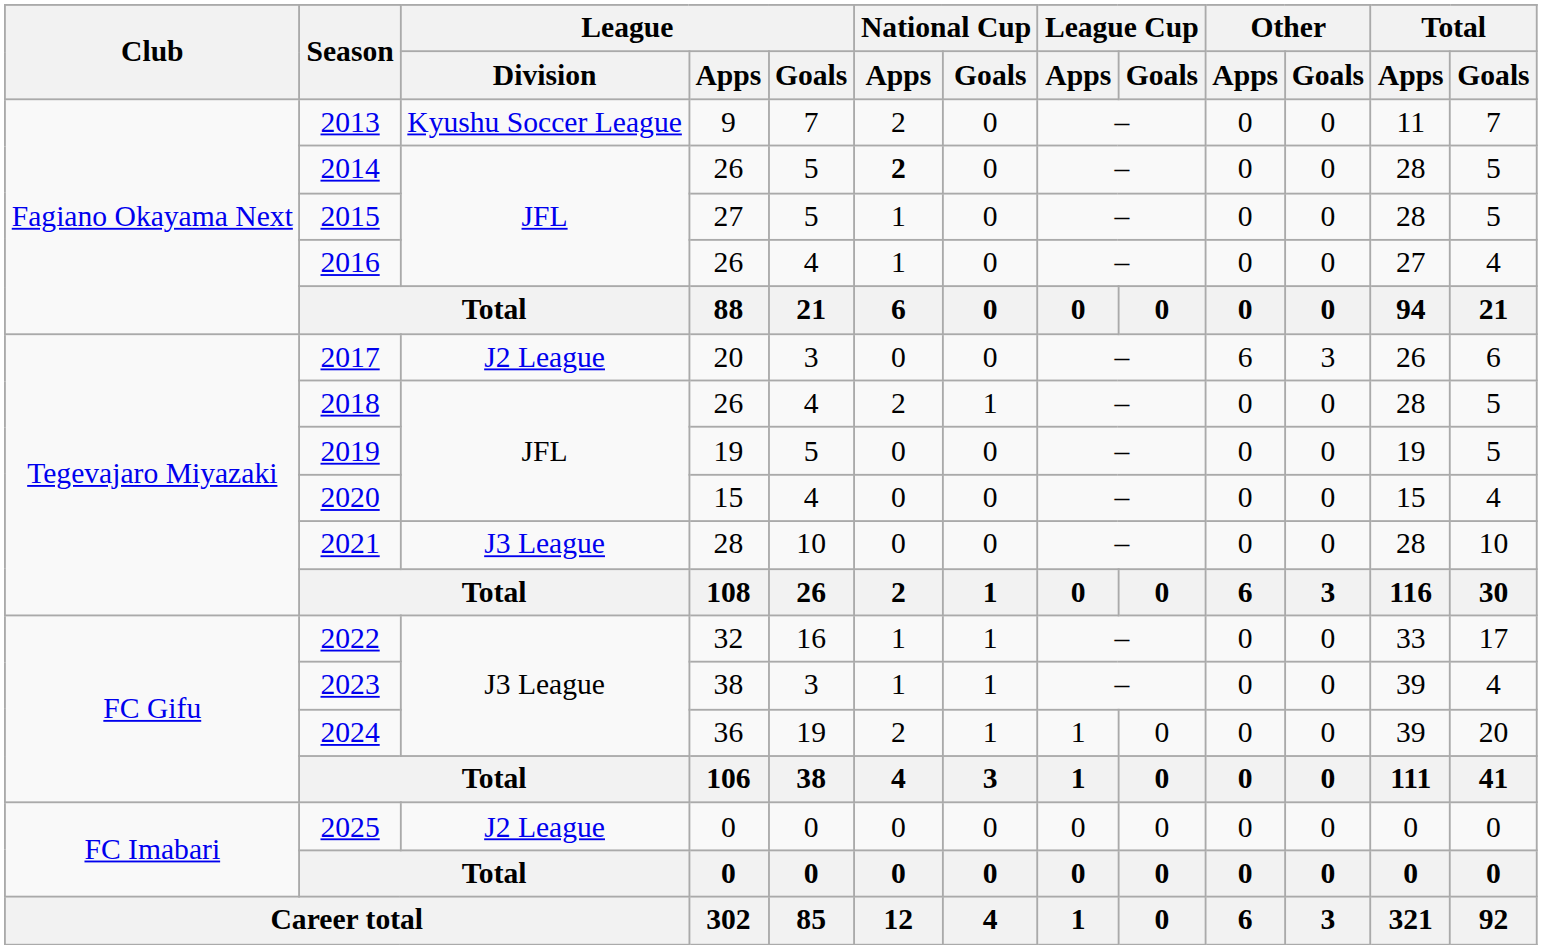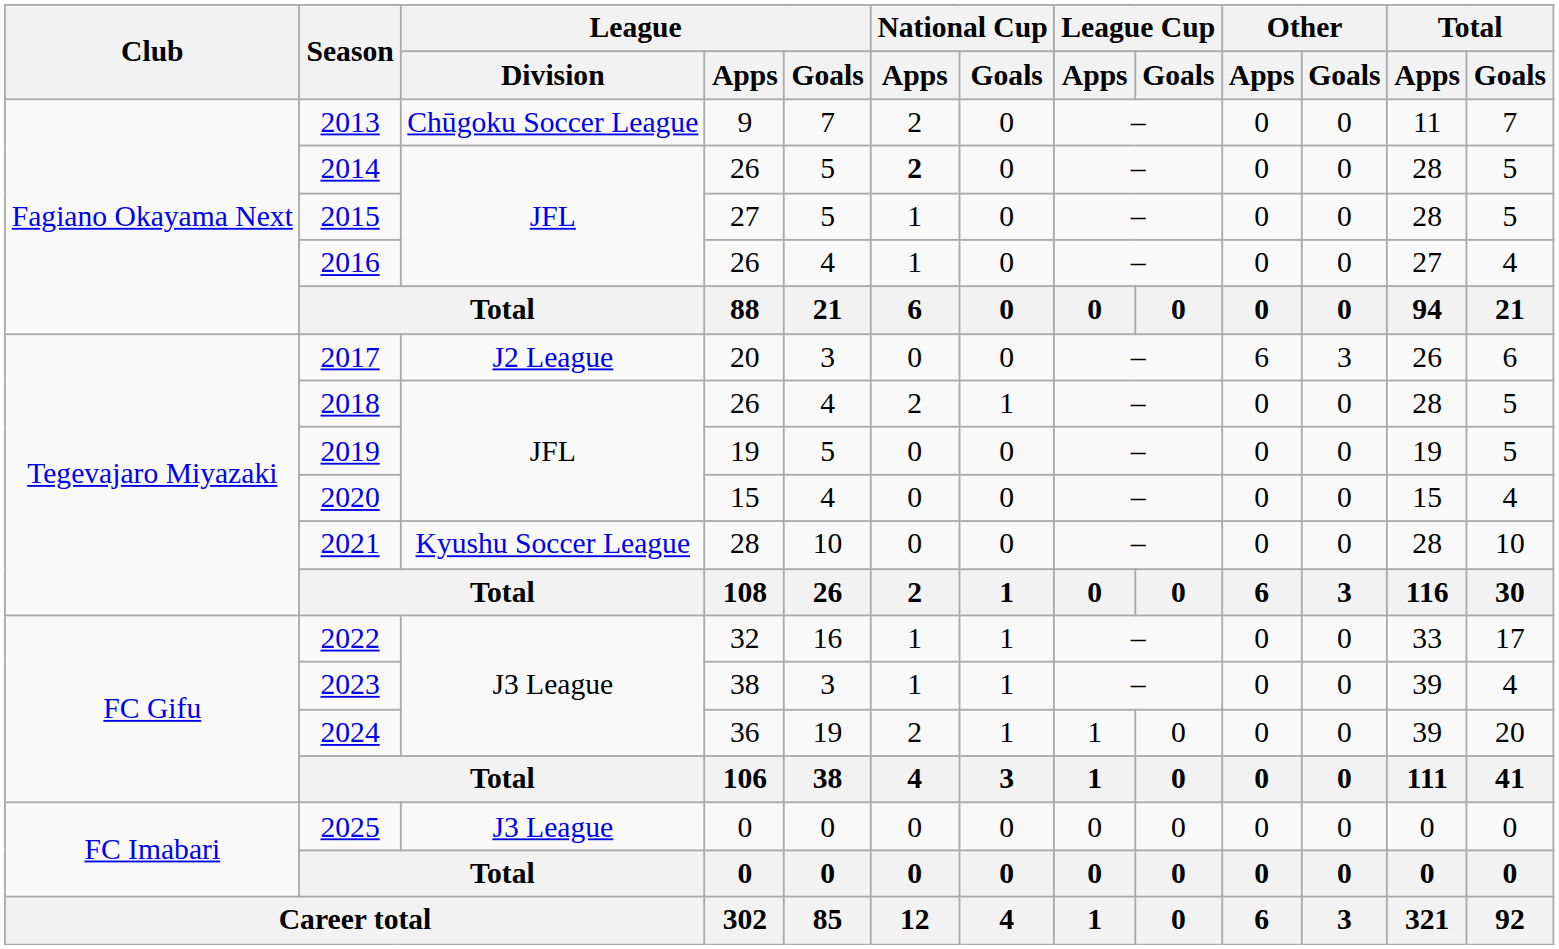(545, 121) Kyushu Soccer League -> (553, 121) Chūgoku Soccer League
(545, 544) J3 League -> (553, 544) Kyushu Soccer League
(545, 826) J2 League -> (553, 826) J3 League
